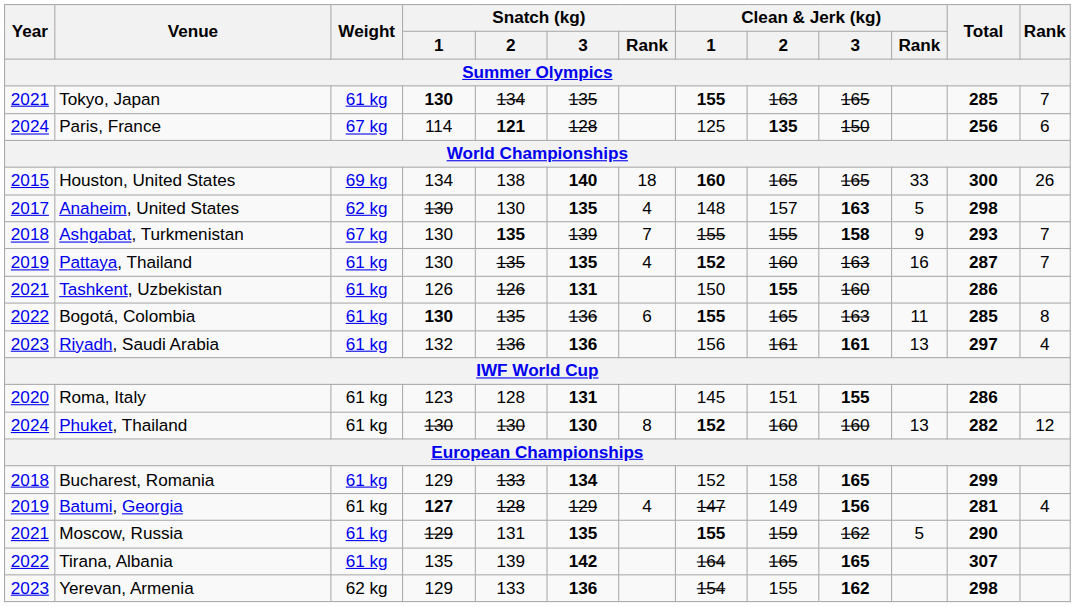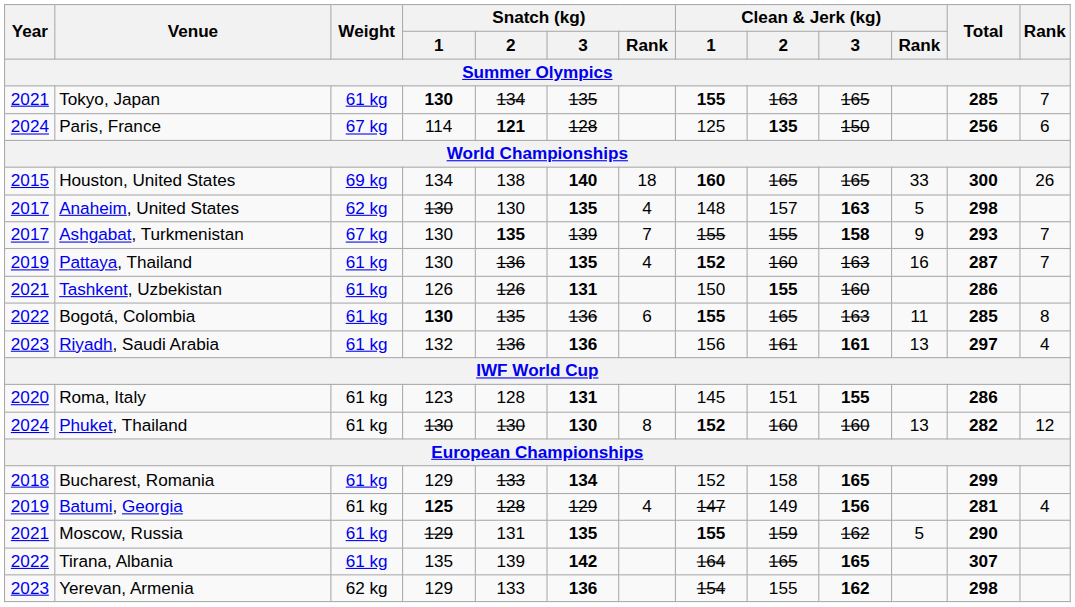(30, 235) 2018 -> (30, 235) 2017
(511, 262) 135 -> (511, 262) 136
(439, 506) 127 -> (439, 506) 125
